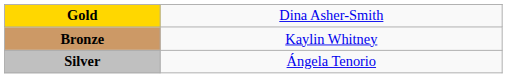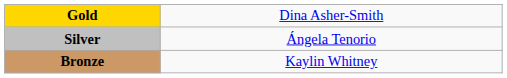rows swapped: (82, 61) <-> (82, 38)
